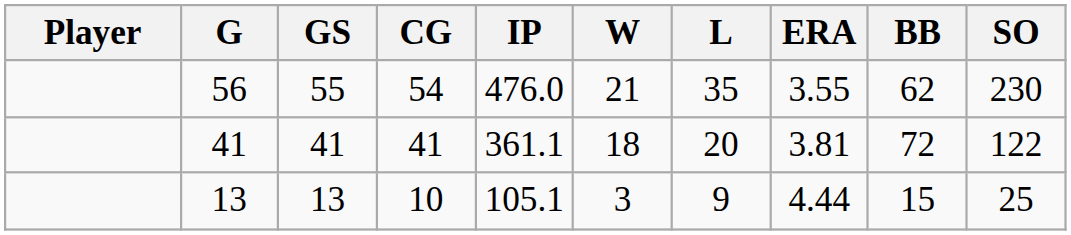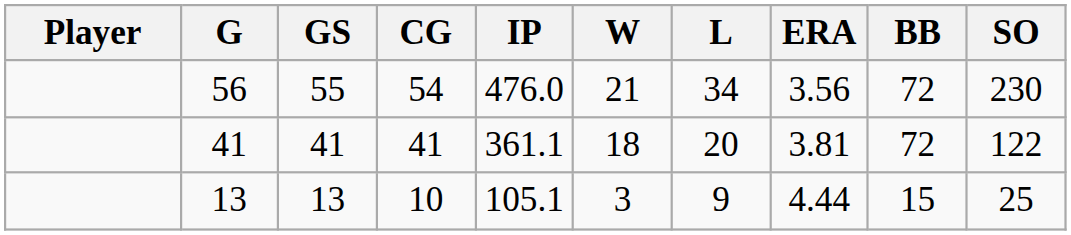(721, 88) 35 -> (721, 88) 34
(819, 88) 3.55 -> (819, 88) 3.56
(918, 88) 62 -> (918, 88) 72
